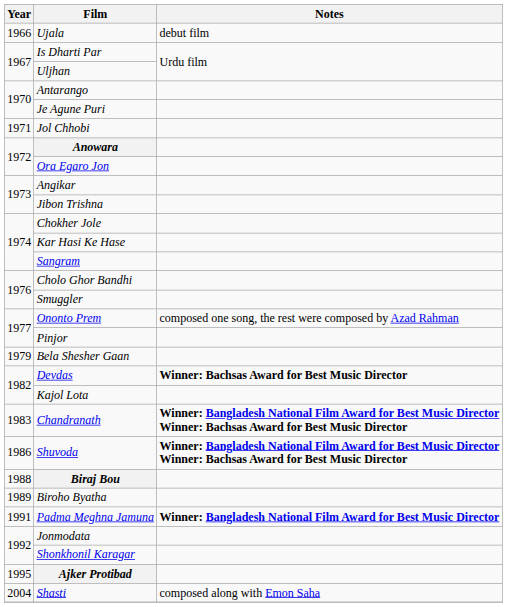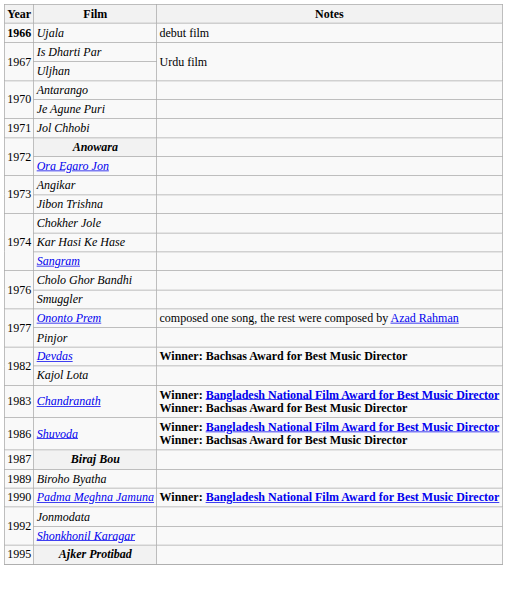(19, 33) normal -> (19, 33) bold
- row: (83, 356)
(19, 478) 1988 -> (19, 459) 1987
(19, 516) 1991 -> (19, 497) 1990
- row: (51, 592)
